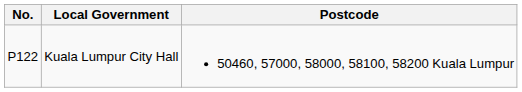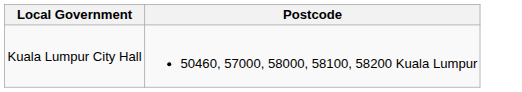- column: (23, 14)
